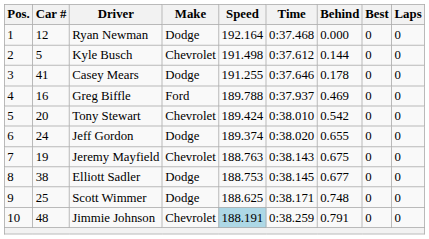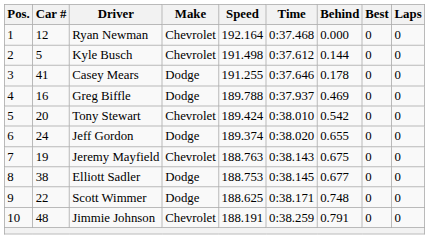(182, 34) Dodge -> (190, 34) Chevrolet
(177, 95) Ford -> (182, 95) Dodge
(42, 197) 25 -> (42, 197) 22
(242, 217) lightblue background -> (242, 217) no background
